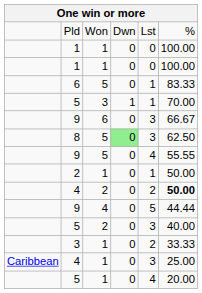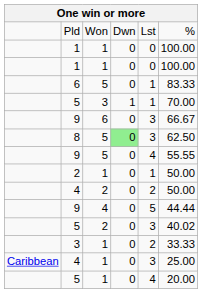(181, 191) bold -> (181, 191) normal
(181, 226) 40.00 -> (181, 226) 40.02
